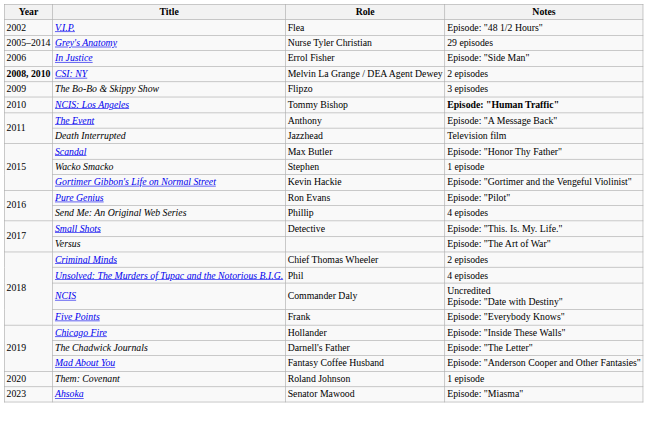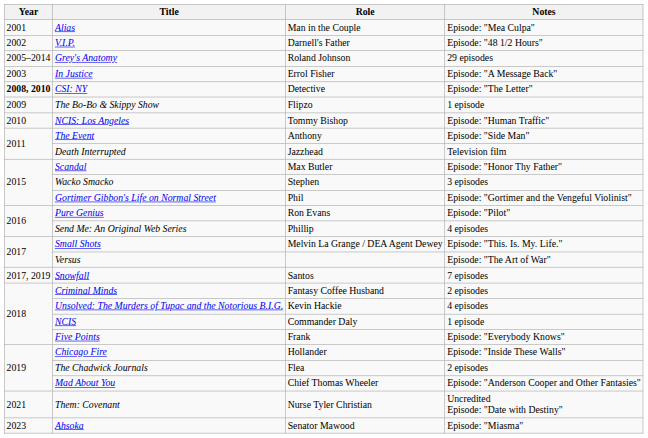+ row: (65, 27)
(296, 27) Flea -> (319, 43) Darnell's Father
(330, 43) Nurse Tyler Christian -> (319, 58) Roland Johnson
(16, 58) 2006 -> (16, 74) 2003
(488, 58) Episode: "Side Man" -> (502, 74) Episode: "A Message Back"
(365, 74) Melvin La Grange / DEA Agent Dewey -> (306, 89) Detective
(468, 74) 2 episodes -> (490, 89) Episode: "The Letter"
(468, 89) 3 episodes -> (466, 105) 1 episode
(503, 105) bold -> (498, 120) normal
(502, 120) Episode: "A Message Back" -> (488, 136) Episode: "Side Man"
(466, 167) 1 episode -> (468, 182) 3 episodes
(315, 182) Kevin Hackie -> (296, 197) Phil
(306, 228) Detective -> (365, 244) Melvin La Grange / DEA Agent Dewey
+ row: (72, 275)
(333, 259) Chief Thomas Wheeler -> (336, 290) Fantasy Coffee Husband
(296, 275) Phil -> (315, 306) Kevin Hackie
(505, 296) Uncredited Episode: "Date with Destiny" -> (466, 321) 1 episode
(319, 348) Darnell's Father -> (296, 368) Flea
(490, 348) Episode: "The Letter" -> (468, 368) 2 episodes
(336, 363) Fantasy Coffee Husband -> (333, 383) Chief Thomas Wheeler
(16, 379) 2020 -> (16, 404) 2021
(319, 379) Roland Johnson -> (330, 404) Nurse Tyler Christian
(466, 379) 1 episode -> (505, 404) Uncredited Episode: "Date with Destiny"
